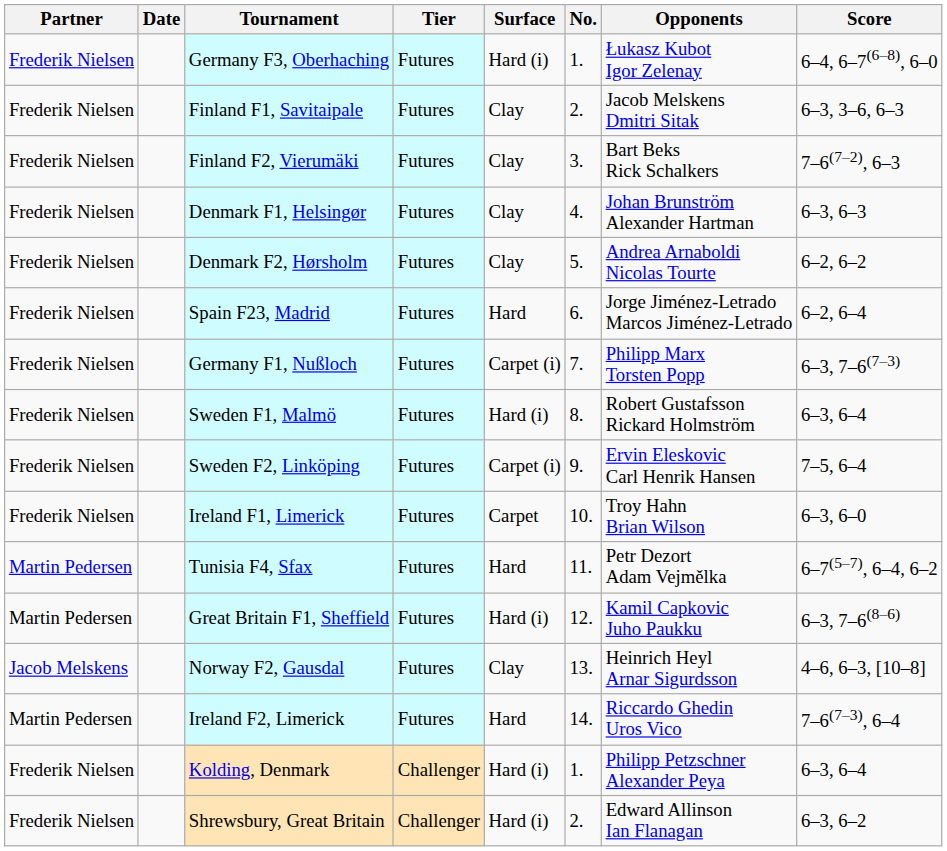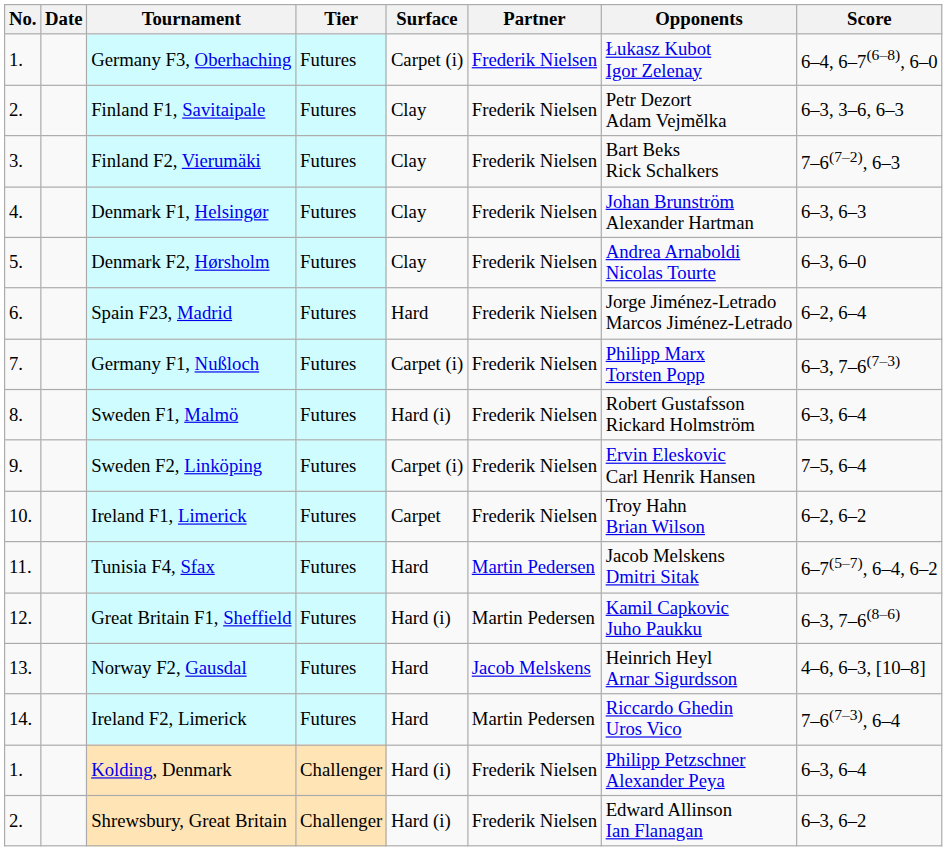columns swapped: (583, 19) <-> (72, 19)
(518, 59) Hard (i) -> (427, 59) Carpet (i)
(665, 110) Jacob Melskens Dmitri Sitak -> (666, 110) Petr Dezort Adam Vejmělka
(834, 262) 6–2, 6–2 -> (834, 262) 6–3, 6–0
(834, 516) 6–3, 6–0 -> (834, 516) 6–2, 6–2
(666, 567) Petr Dezort Adam Vejmělka -> (665, 567) Jacob Melskens Dmitri Sitak
(506, 668) Clay -> (410, 668) Hard
